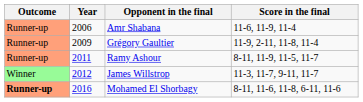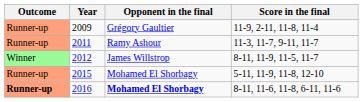- row: (82, 27)
(276, 58) 8-11, 11-9, 11-5, 11-7 -> (276, 43) 11-3, 11-7, 9-11, 11-7
(276, 74) 11-3, 11-7, 9-11, 11-7 -> (276, 58) 8-11, 11-9, 11-5, 11-7
+ row: (82, 74)
(152, 89) normal -> (155, 89) bold
